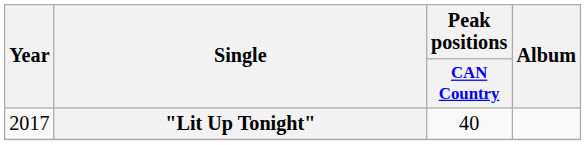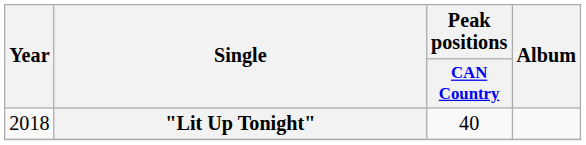(29, 123) 2017 -> (29, 123) 2018
